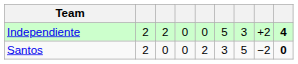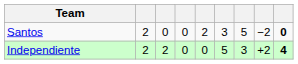rows swapped: (44, 31) <-> (25, 50)
